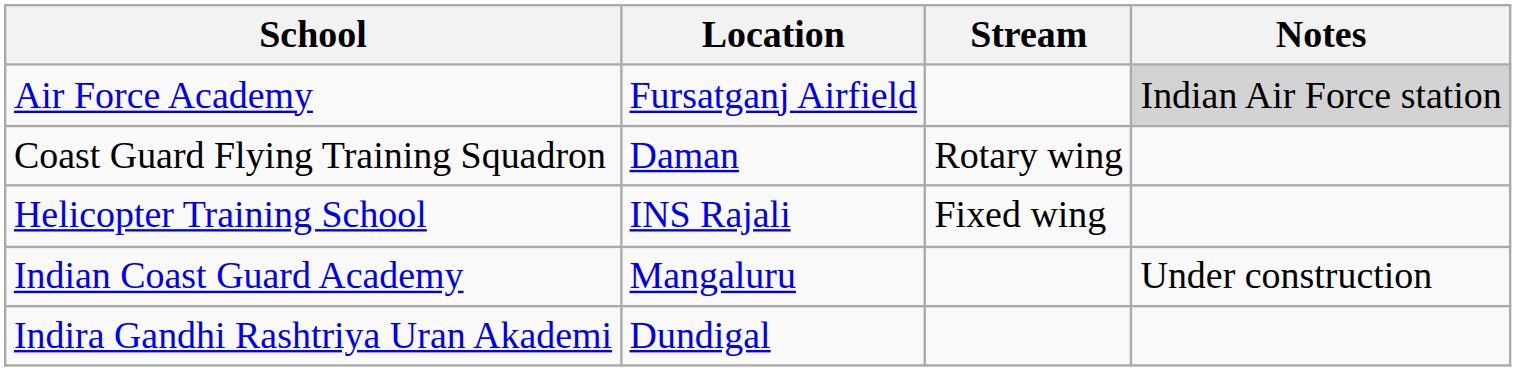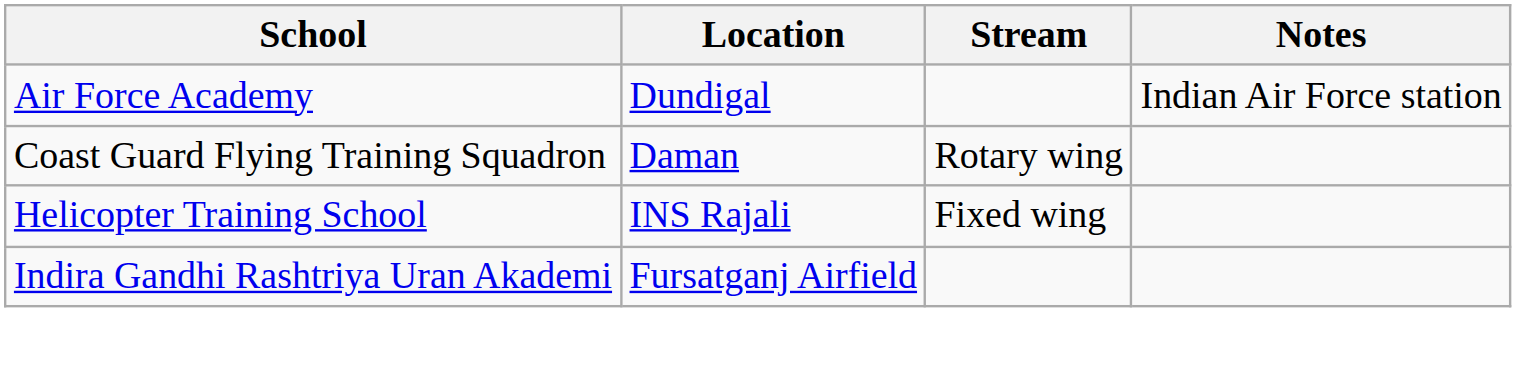(773, 94) Fursatganj Airfield -> (700, 94) Dundigal
(1321, 94) lightgrey background -> (1321, 94) no background
- row: (239, 275)
(700, 335) Dundigal -> (773, 275) Fursatganj Airfield
